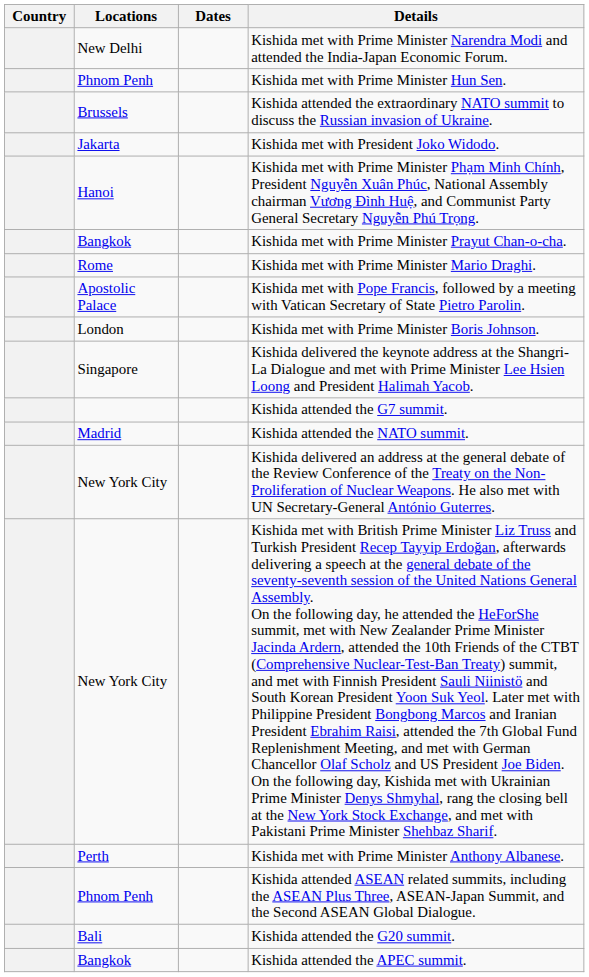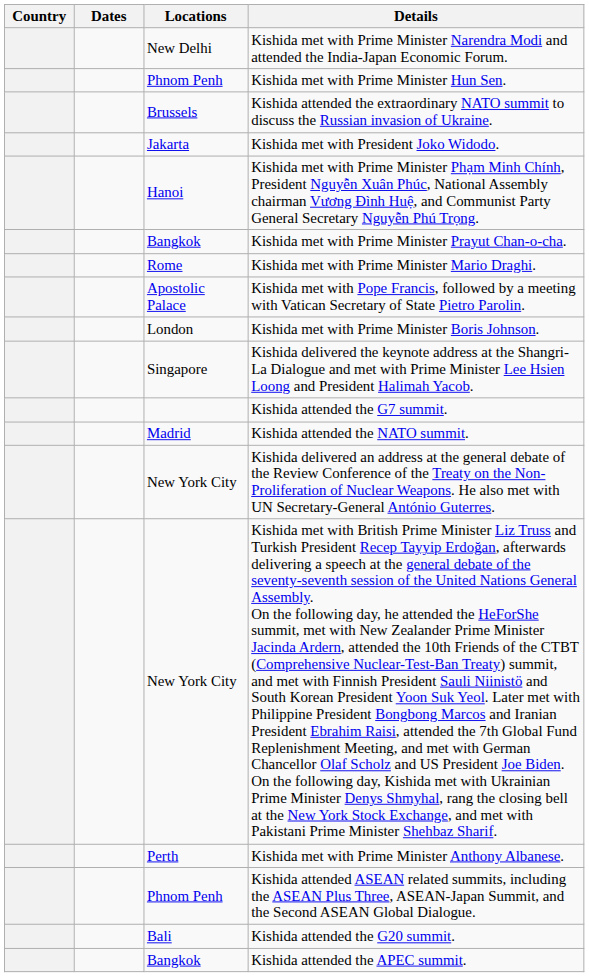columns swapped: (126, 16) <-> (213, 16)
